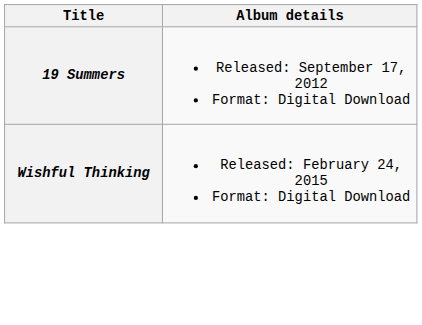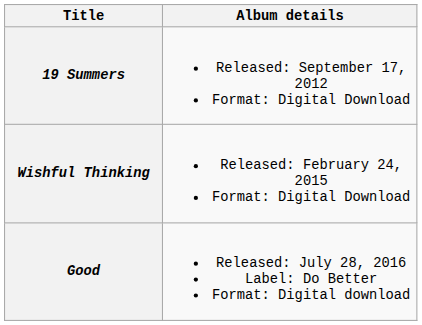+ row: (84, 271)
